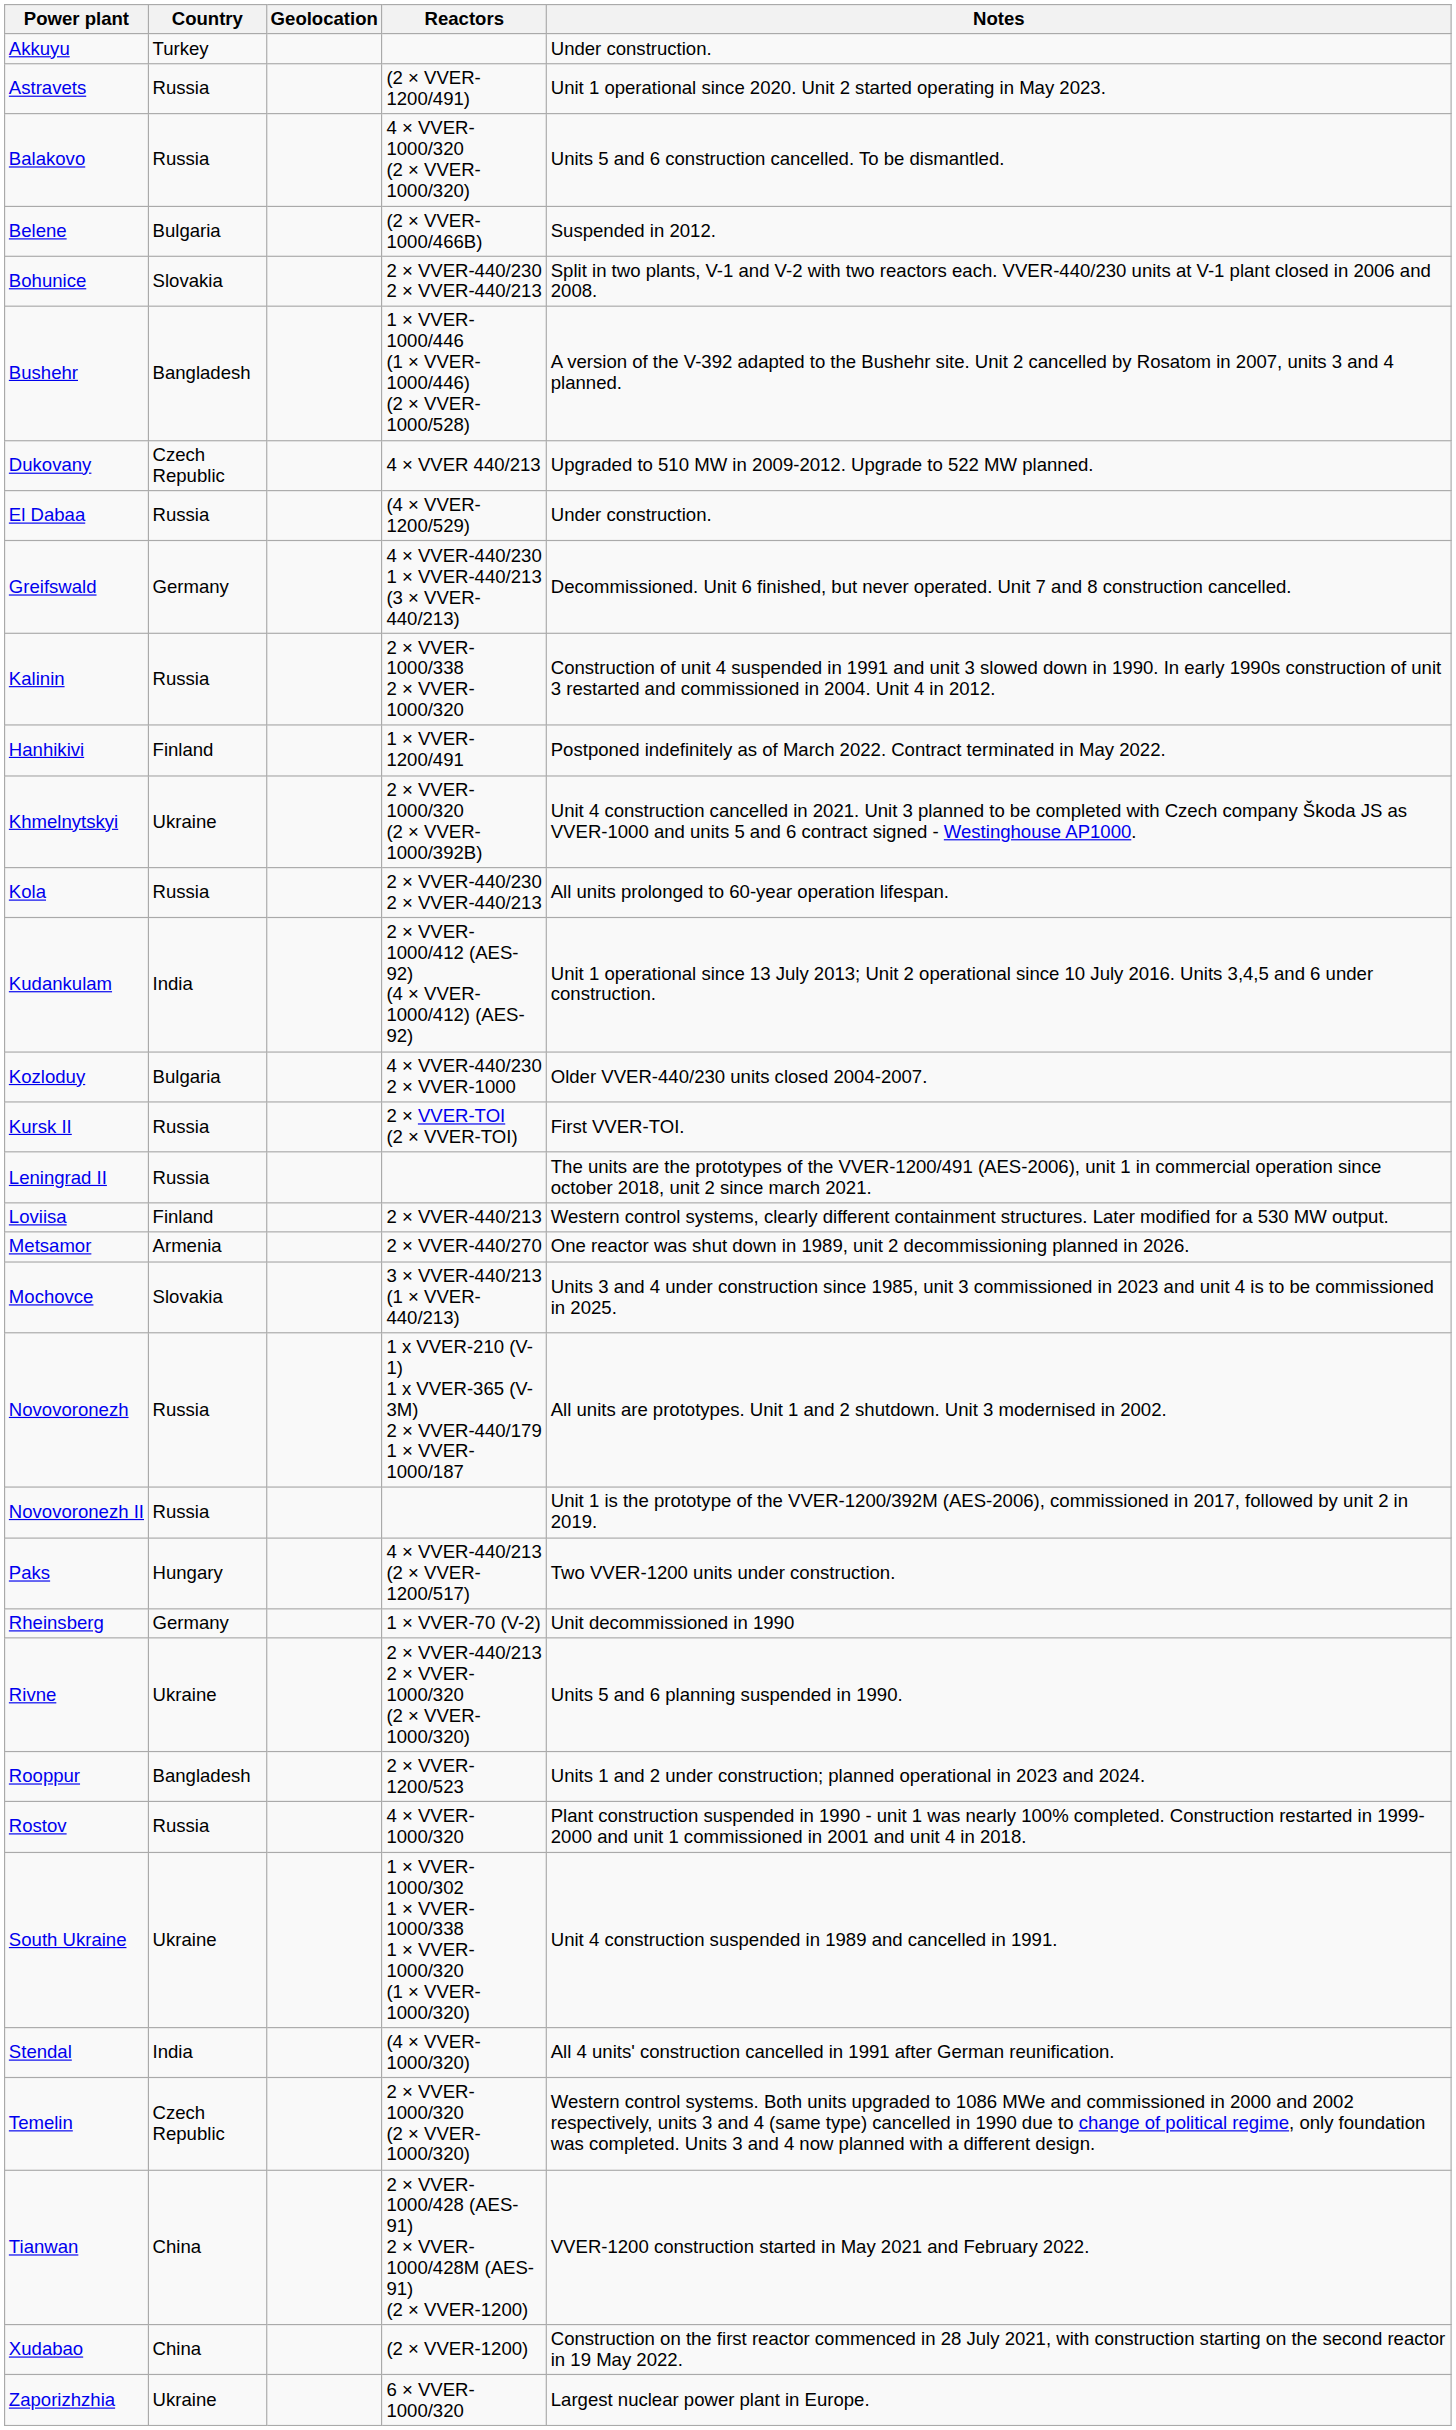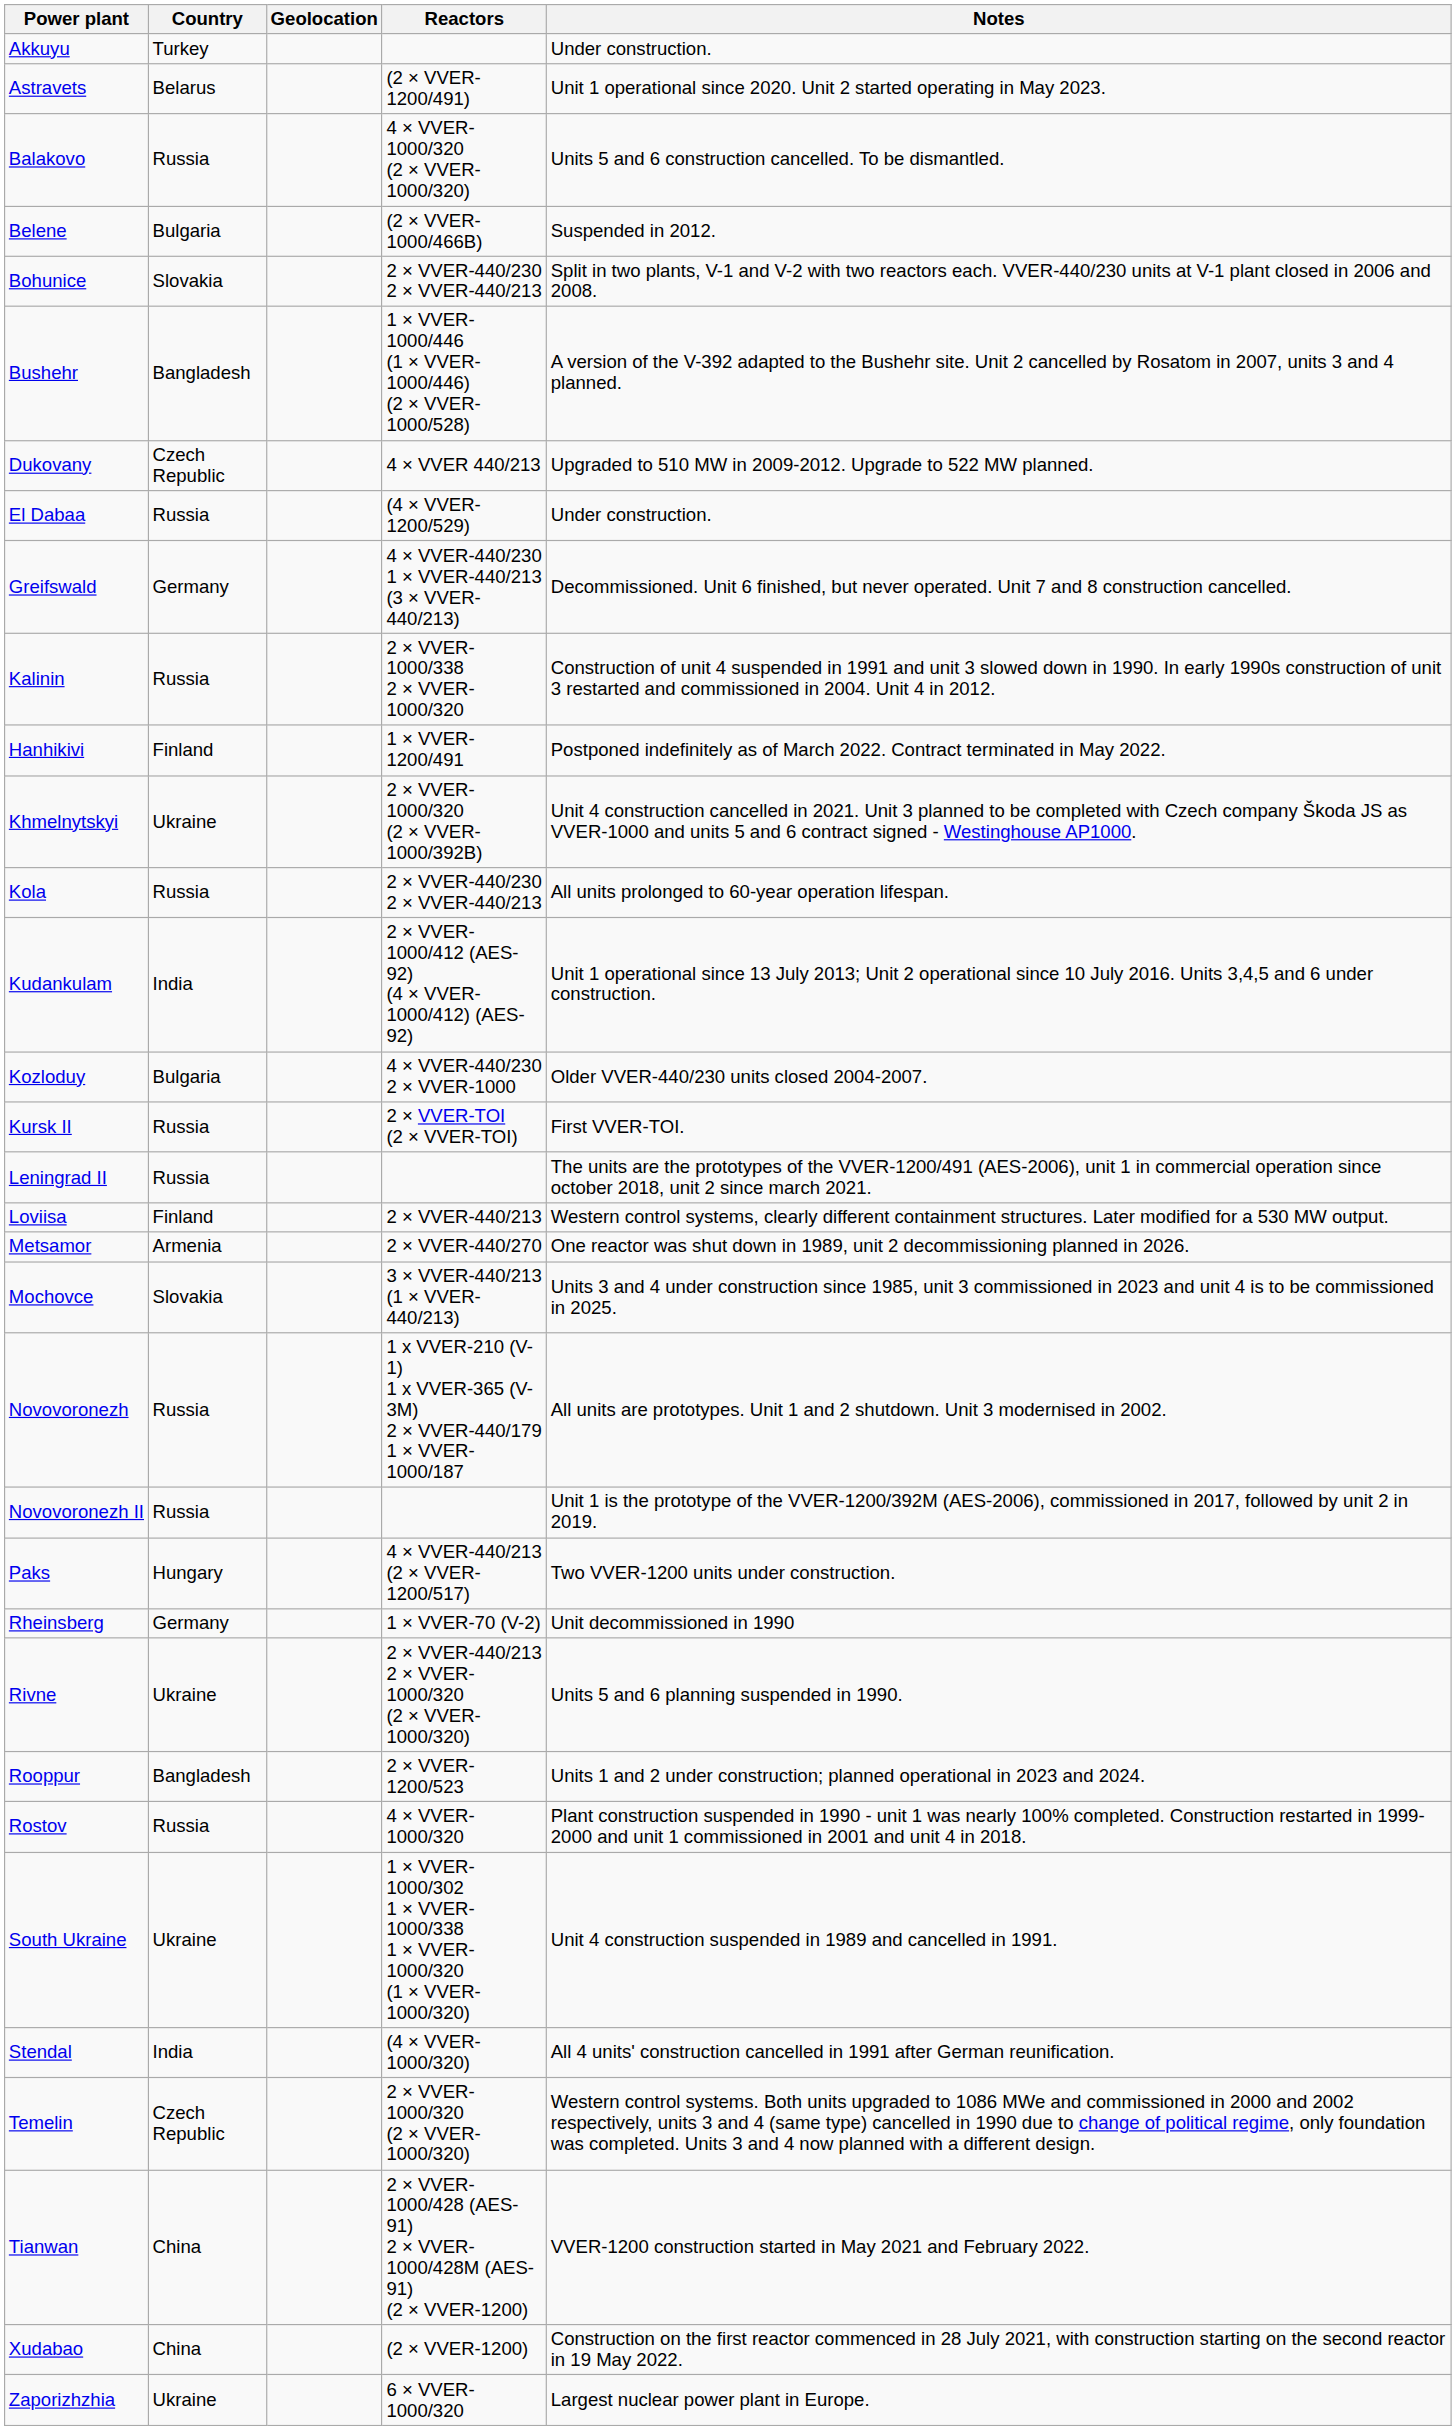(181, 88) Russia -> (184, 88) Belarus
